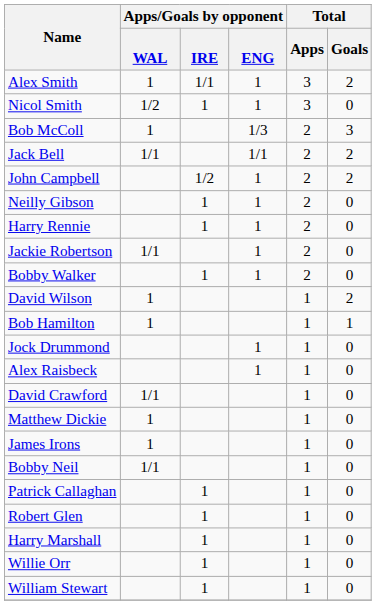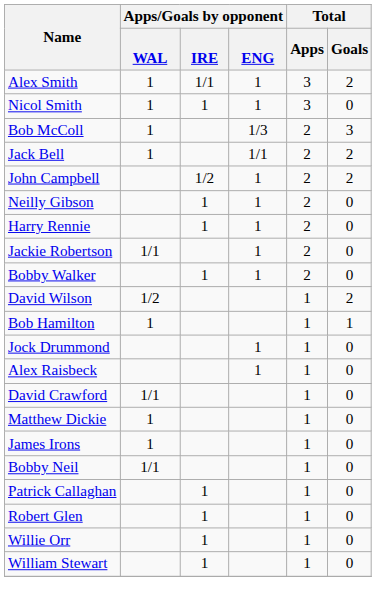(150, 105) 1/2 -> (150, 105) 1
(150, 154) 1/1 -> (150, 154) 1
(150, 298) 1 -> (150, 298) 1/2
- row: (55, 539)
